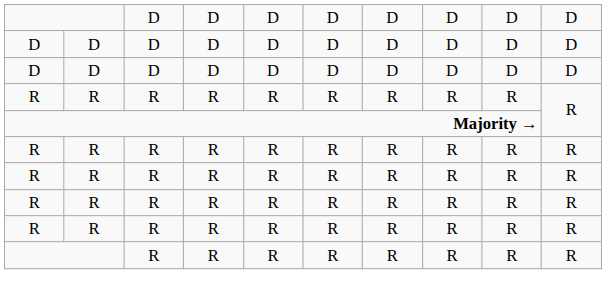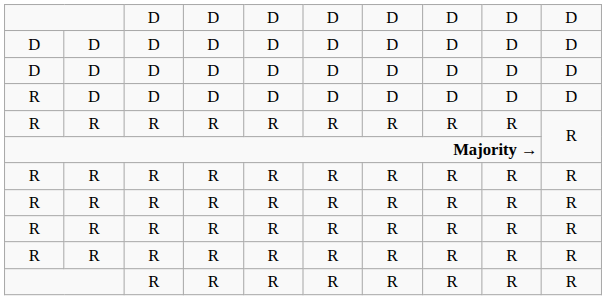+ row: (34, 96)
